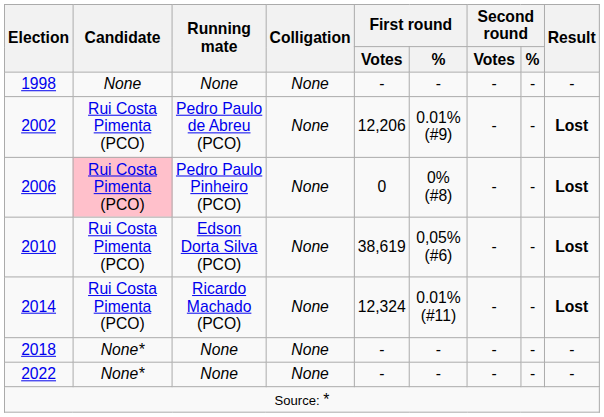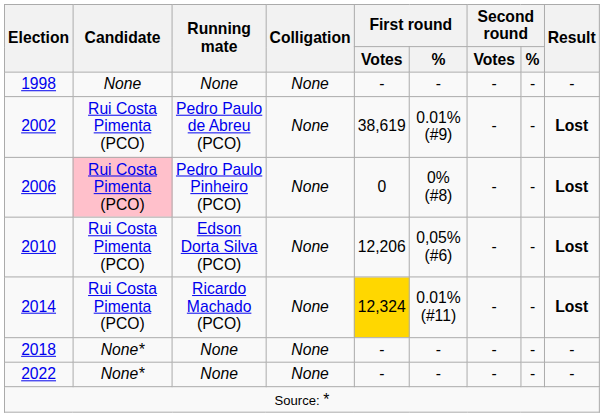(382, 126) 12,206 -> (382, 126) 38,619
(382, 247) 38,619 -> (382, 247) 12,206
(382, 307) no background -> (382, 307) gold background
